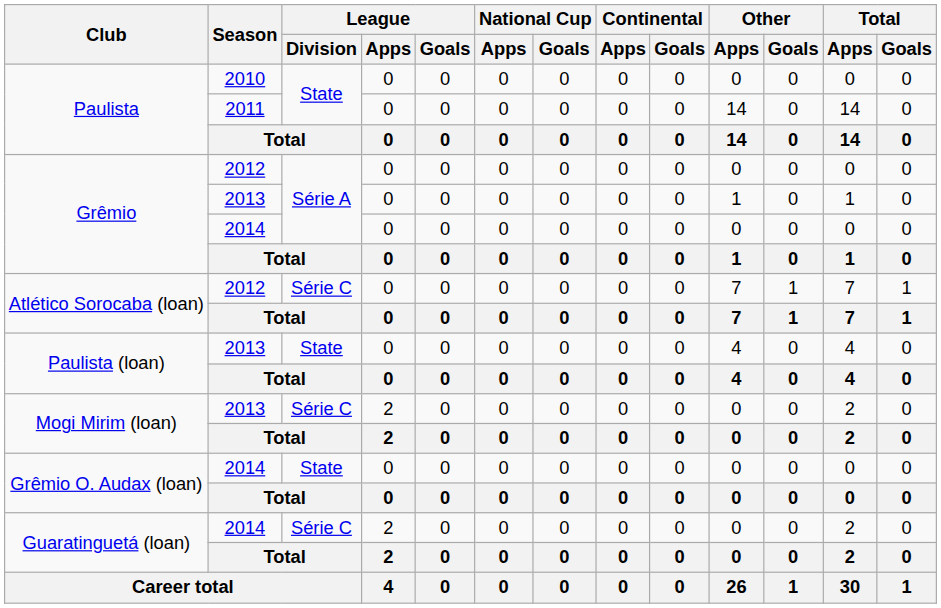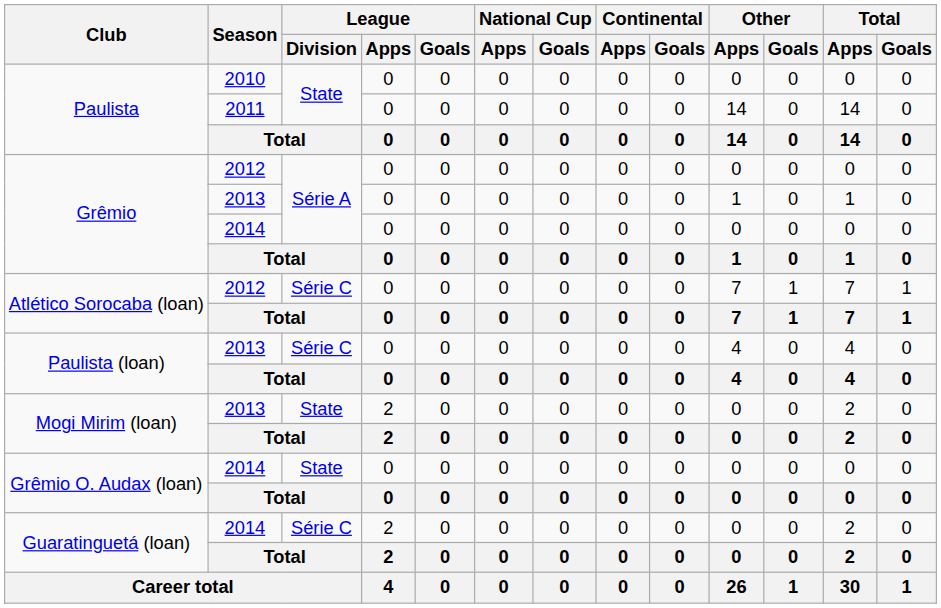(321, 348) State -> (321, 348) Série C
(321, 408) Série C -> (321, 408) State
